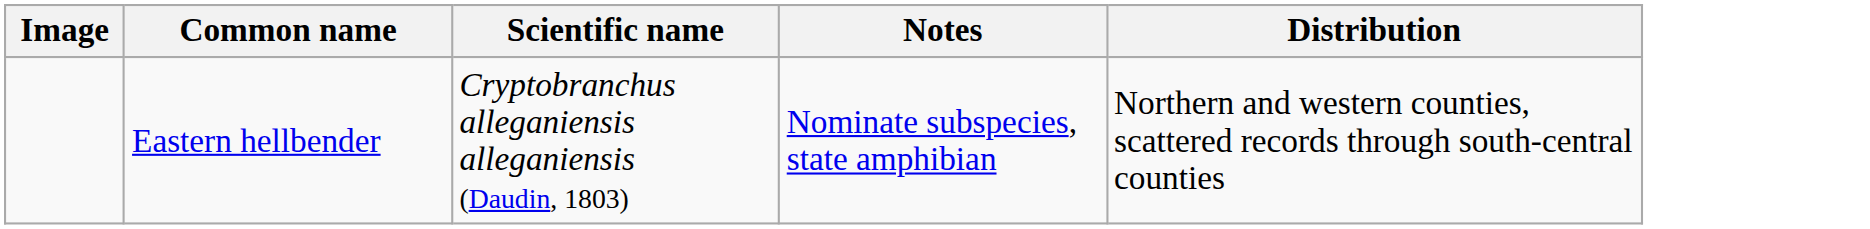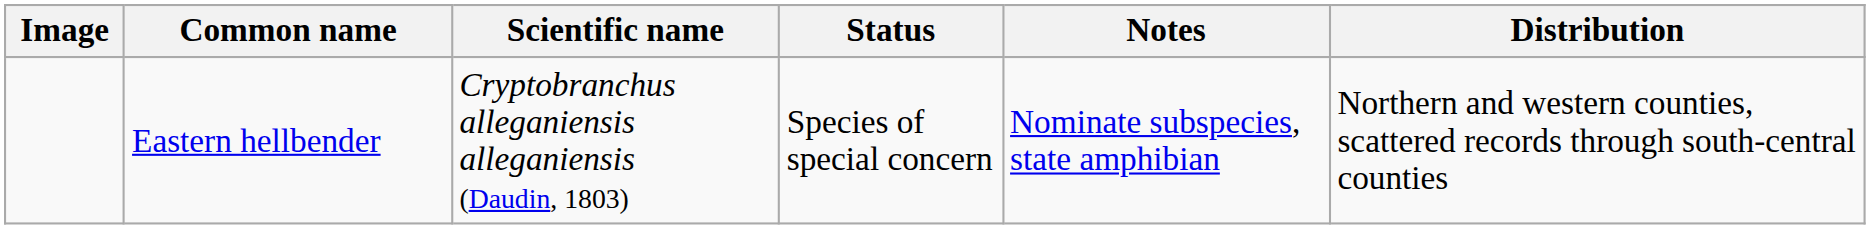+ column: (891, 30)
